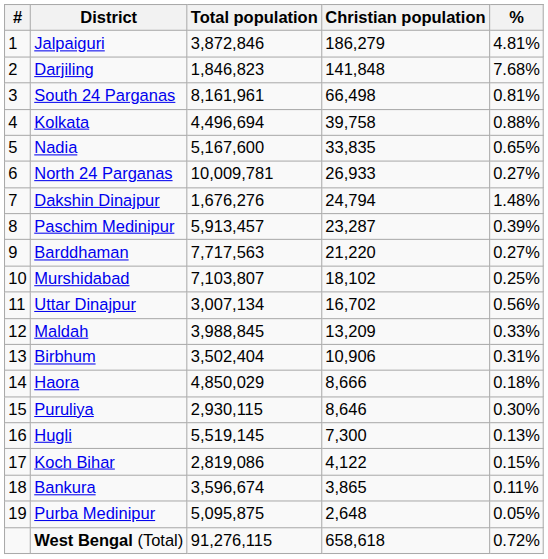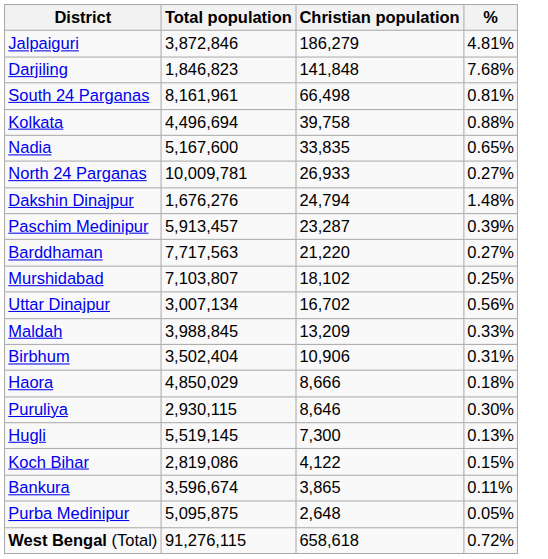- column: (17, 17)
